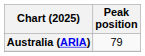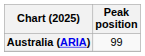(116, 42) 79 -> (116, 42) 99
